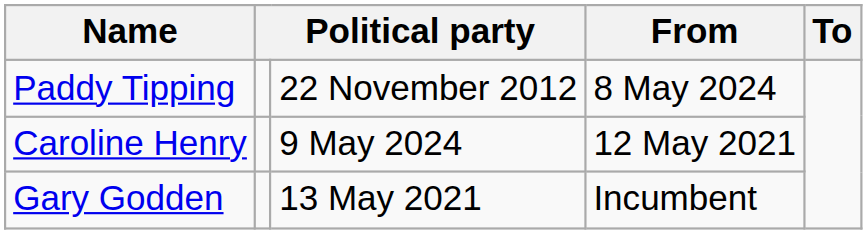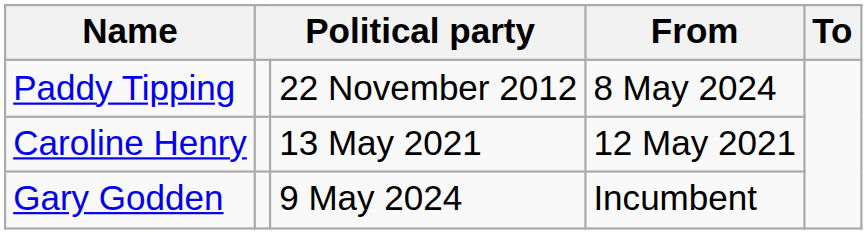(371, 143) 9 May 2024 -> (380, 143) 13 May 2021
(380, 198) 13 May 2021 -> (371, 198) 9 May 2024
